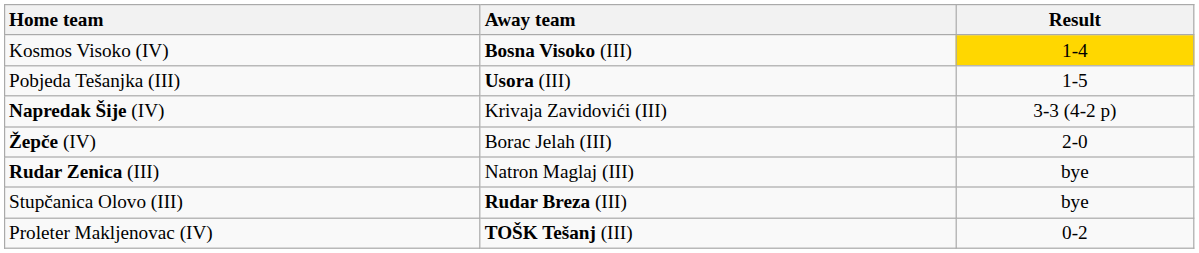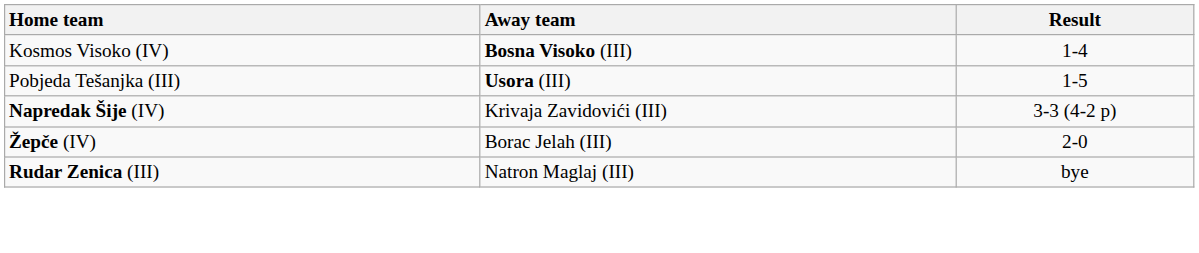(1075, 50) gold background -> (1075, 50) no background
- row: (96, 202)
- row: (111, 232)
